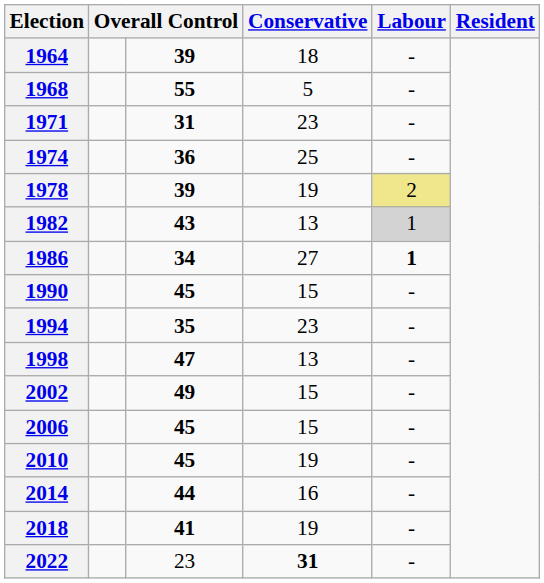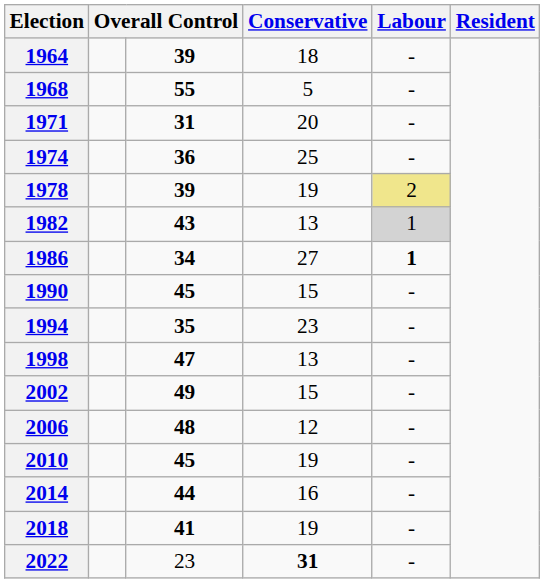(308, 122) 23 -> (308, 122) 20
(185, 426) 45 -> (185, 426) 48
(308, 426) 15 -> (308, 426) 12
